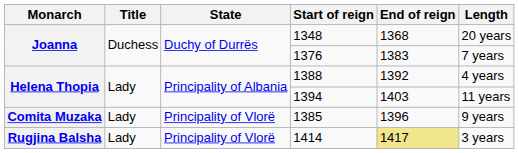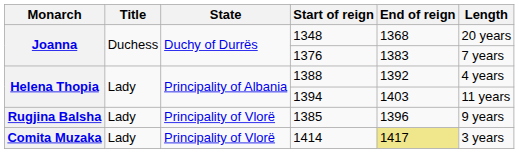(55, 117) Comita Muzaka -> (55, 117) Rugjina Balsha
(55, 138) Rugjina Balsha -> (55, 138) Comita Muzaka
